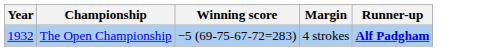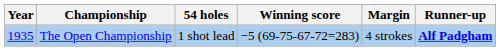+ column: (206, 14)
(21, 35) 1932 -> (21, 35) 1935
